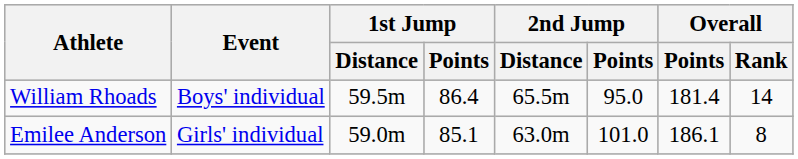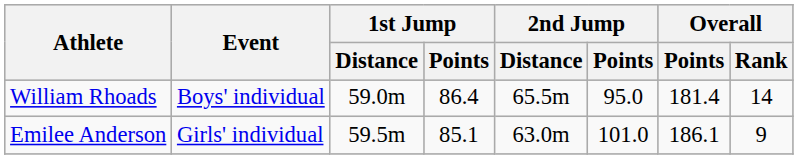(377, 98) 59.5m -> (377, 98) 59.0m
(377, 135) 59.0m -> (377, 135) 59.5m
(761, 135) 8 -> (761, 135) 9
